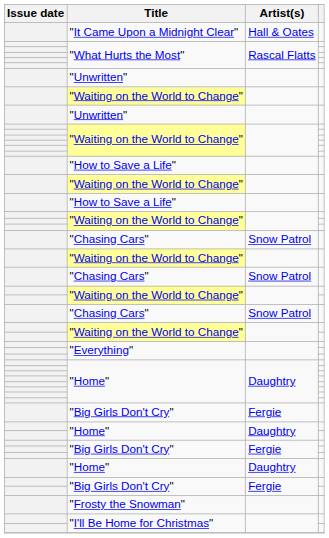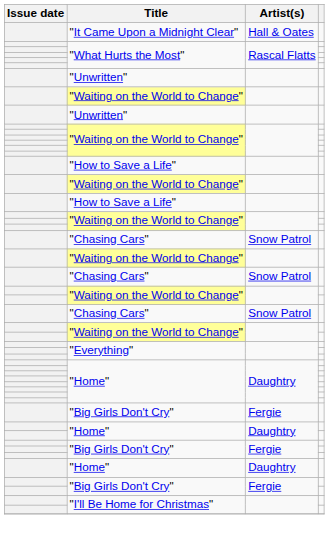- row: (127, 505)
